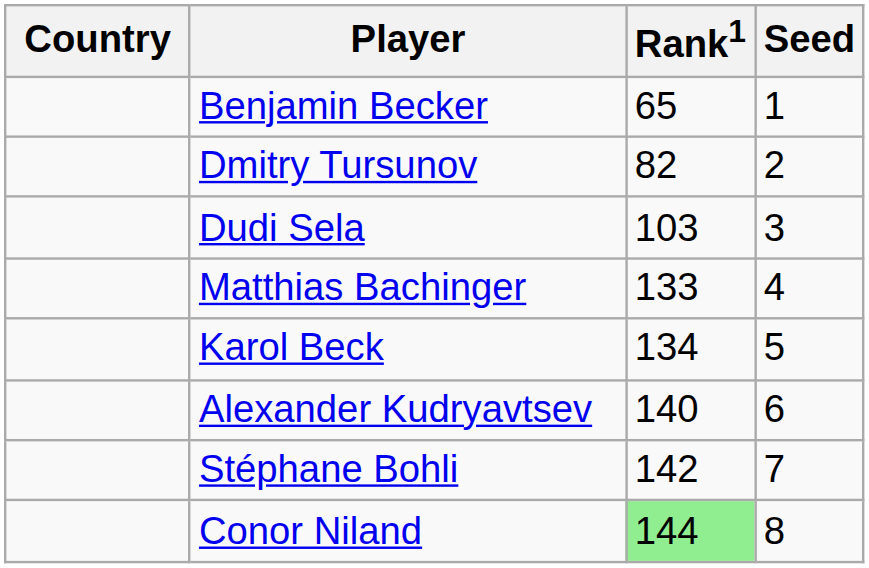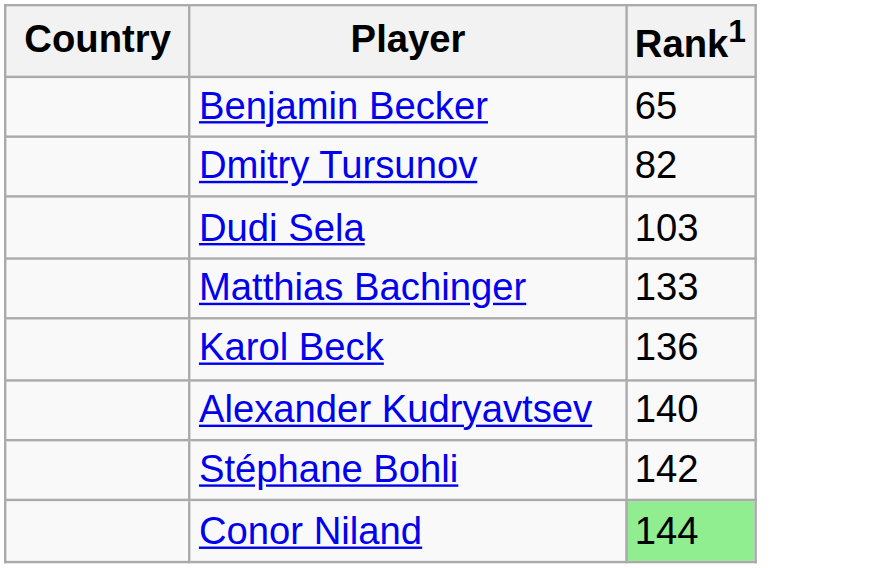- column: (809, 39)
(667, 348) 134 -> (667, 348) 136
